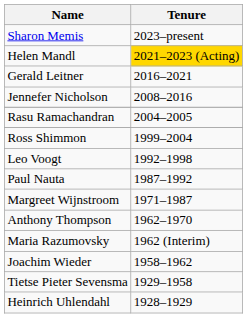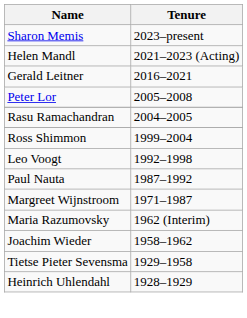(187, 55) gold background -> (187, 55) no background
- row: (58, 96)
+ row: (32, 96)
- row: (59, 220)
